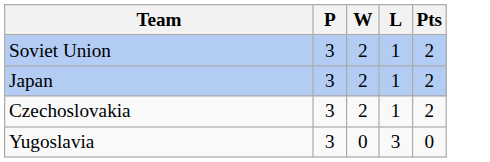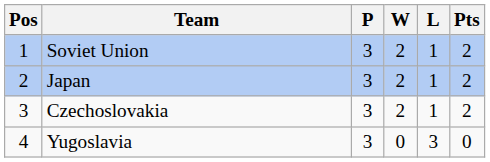+ column: (23, 19)
